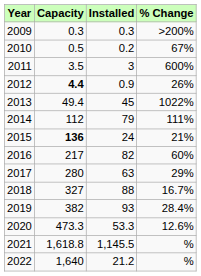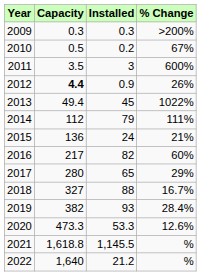(74, 137) bold -> (74, 137) normal
(128, 173) 63 -> (128, 173) 65
